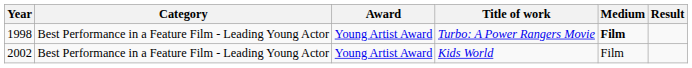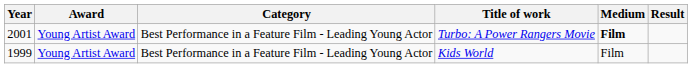columns swapped: (384, 14) <-> (183, 14)
(20, 33) 1998 -> (20, 33) 2001
(20, 53) 2002 -> (20, 53) 1999
